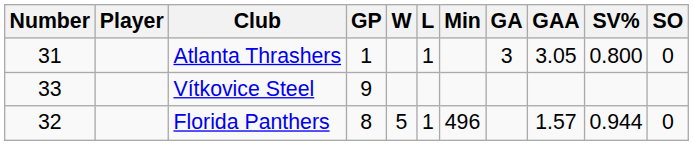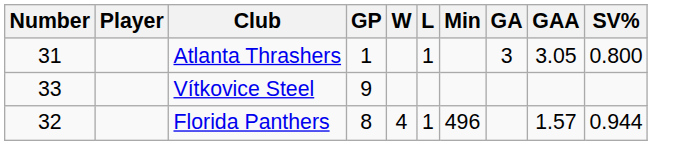- column: (668, 21)
(401, 122) 5 -> (401, 122) 4
